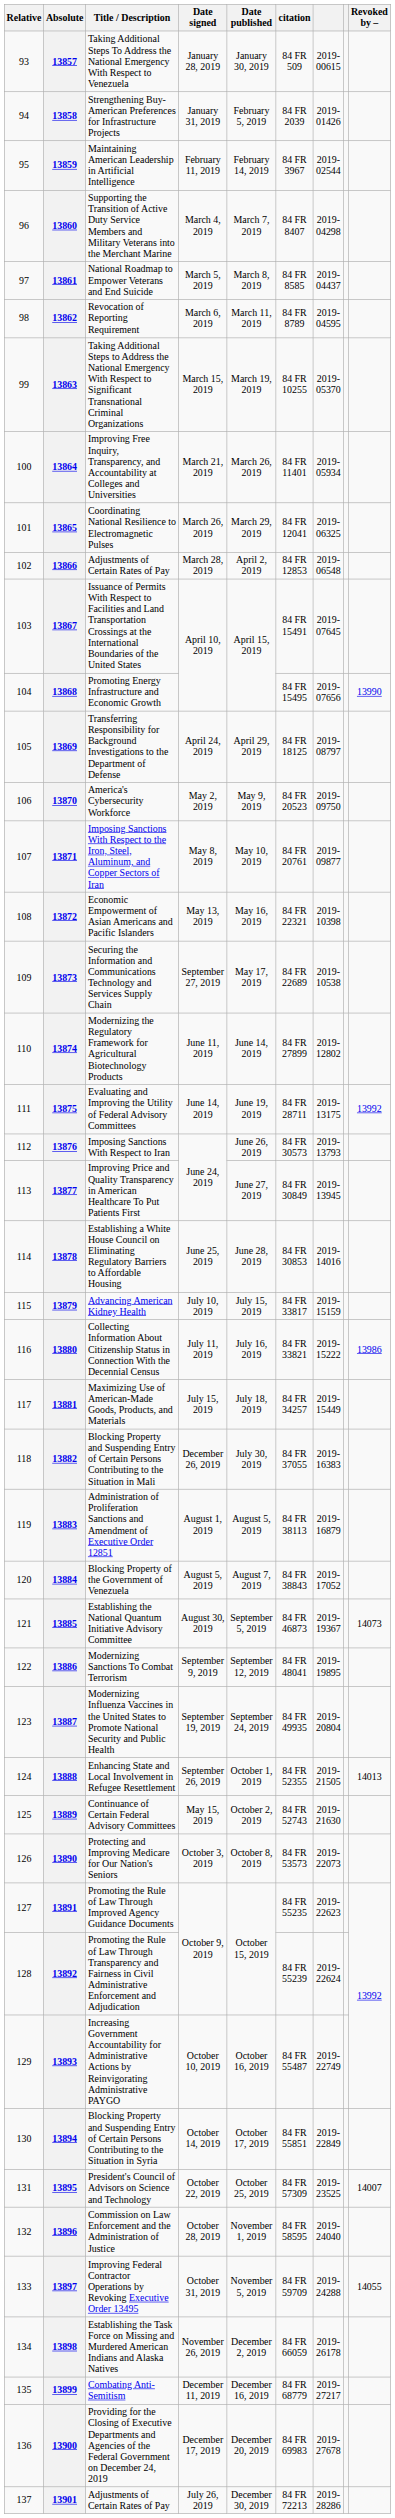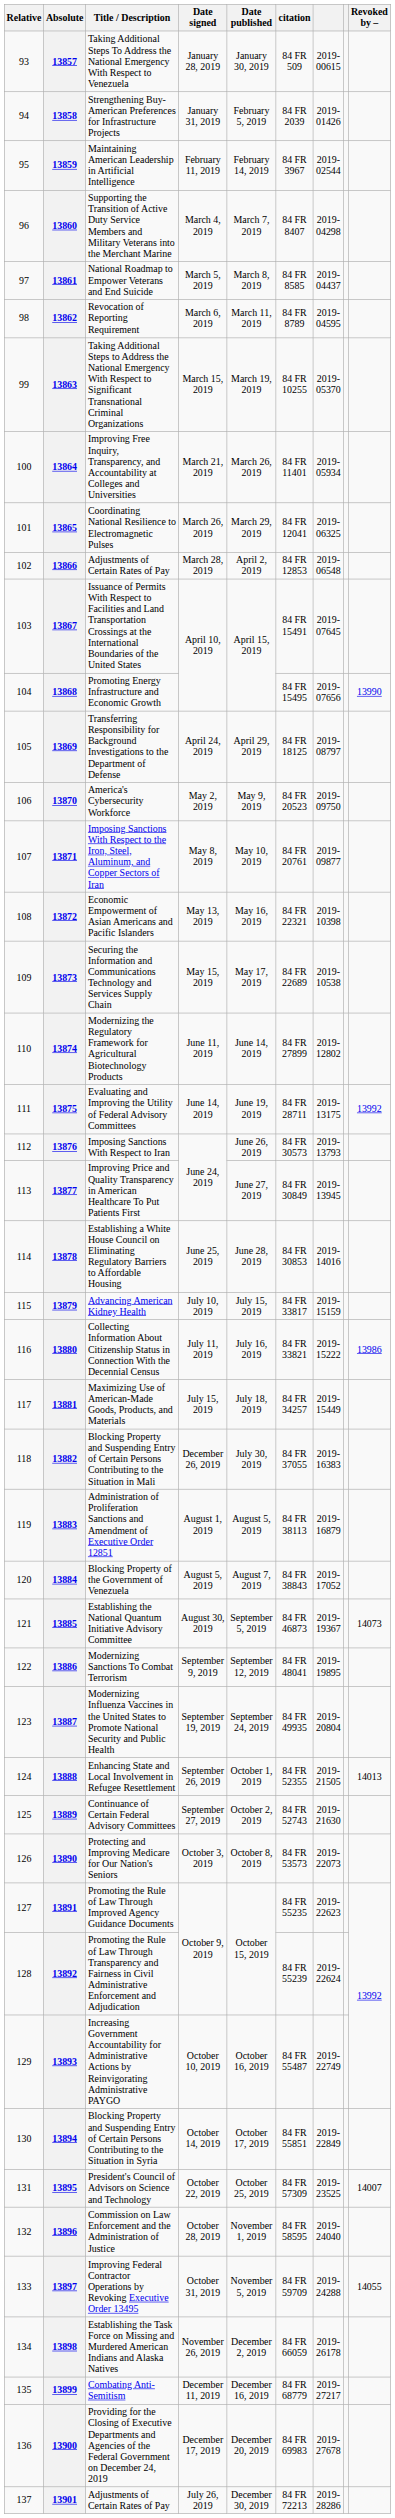(203, 977) September 27, 2019 -> (203, 977) May 15, 2019
(203, 1814) May 15, 2019 -> (203, 1814) September 27, 2019
